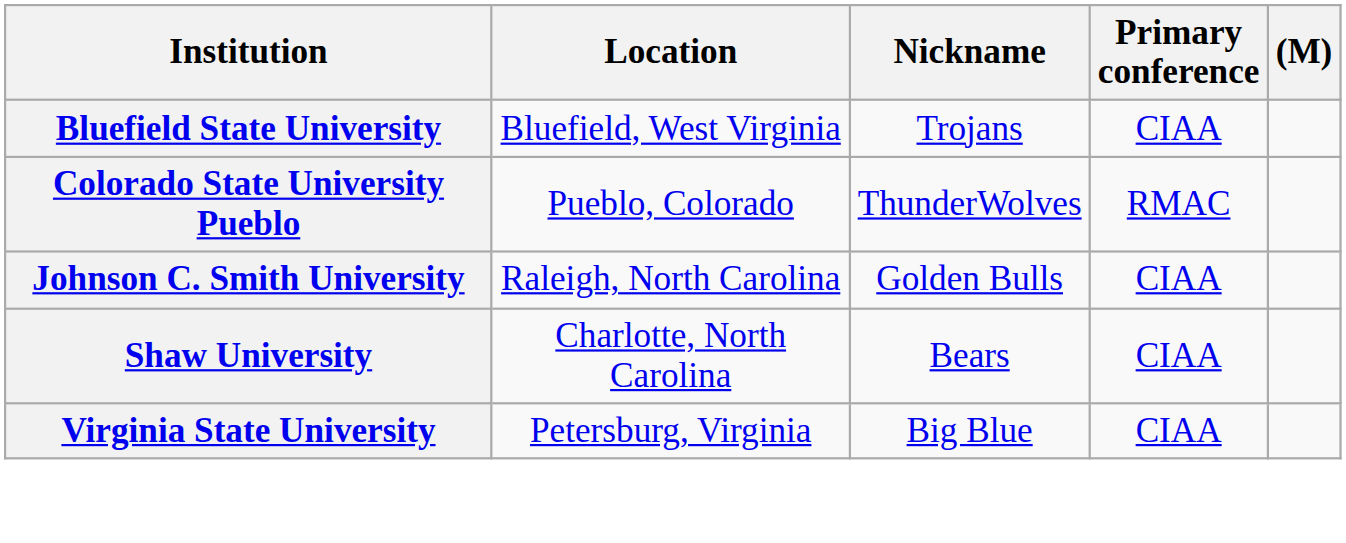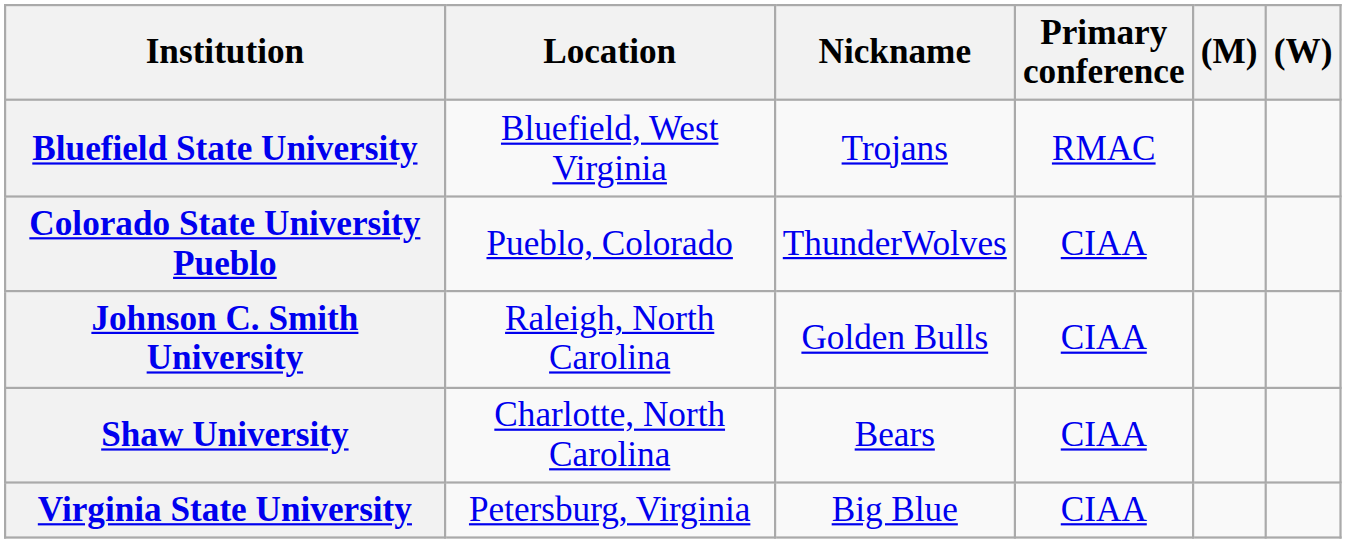+ column: (1303, 52)
(1179, 127) CIAA -> (1104, 147) RMAC
(1179, 203) RMAC -> (1104, 243) CIAA
